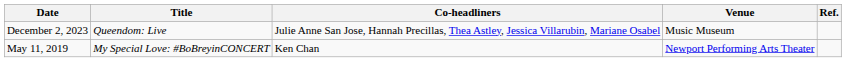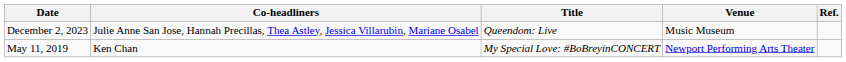columns swapped: (181, 13) <-> (468, 13)
